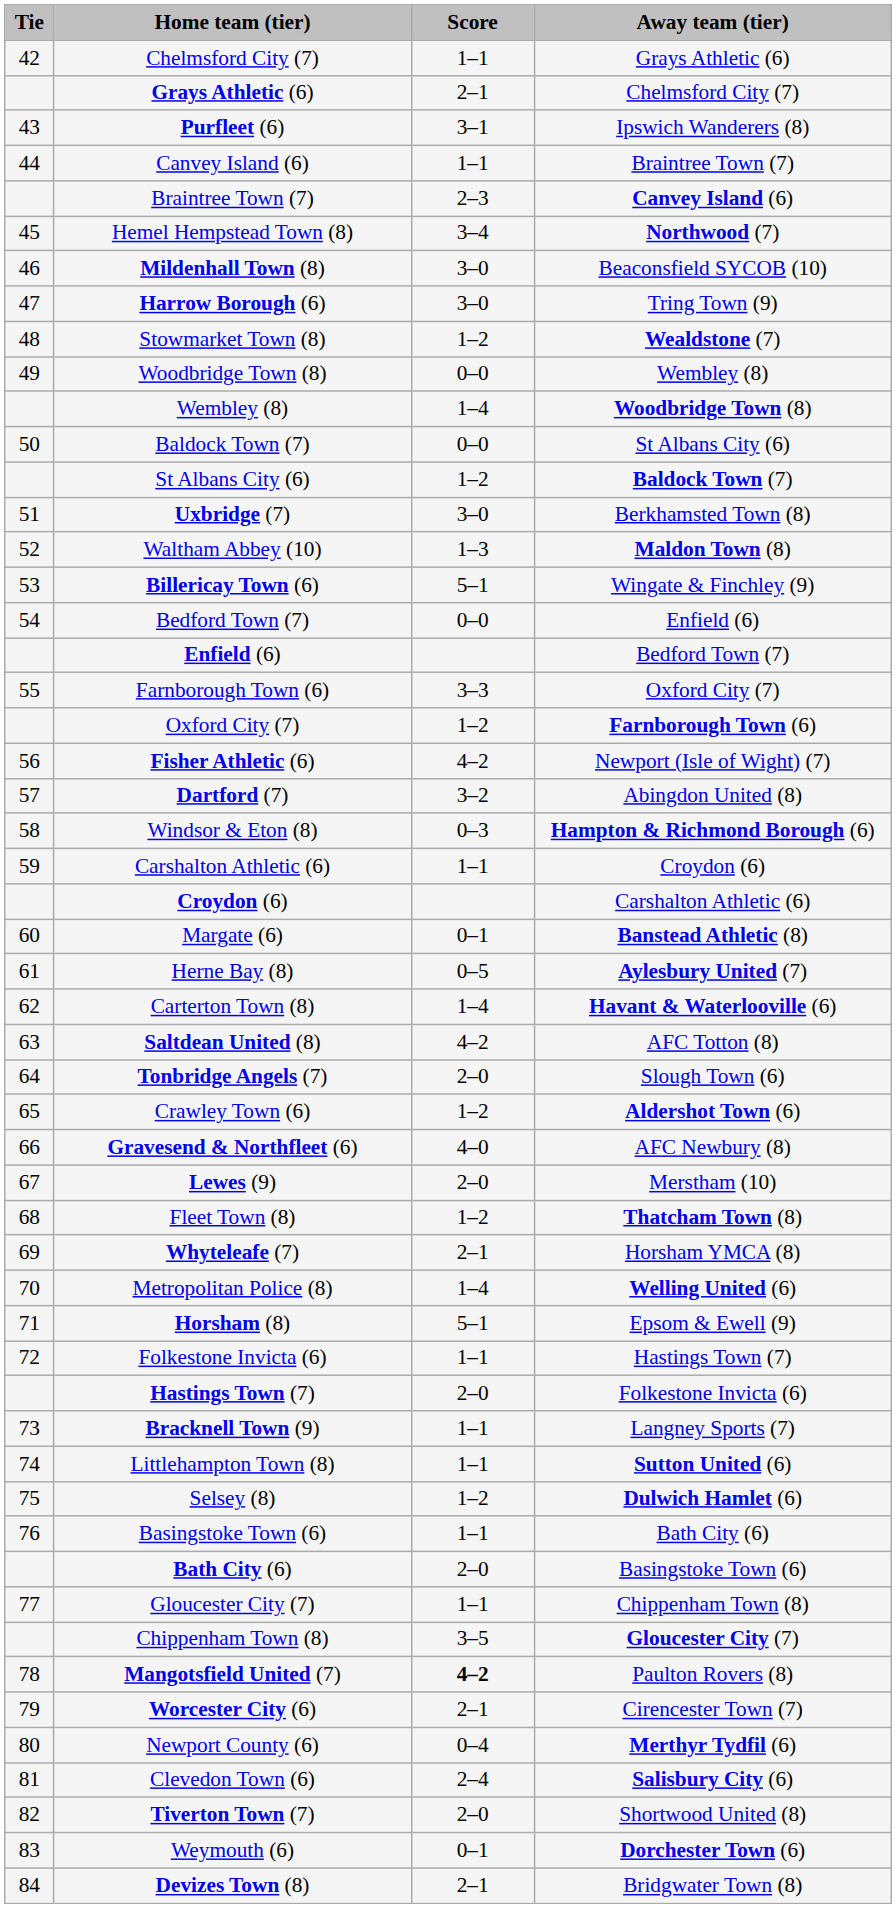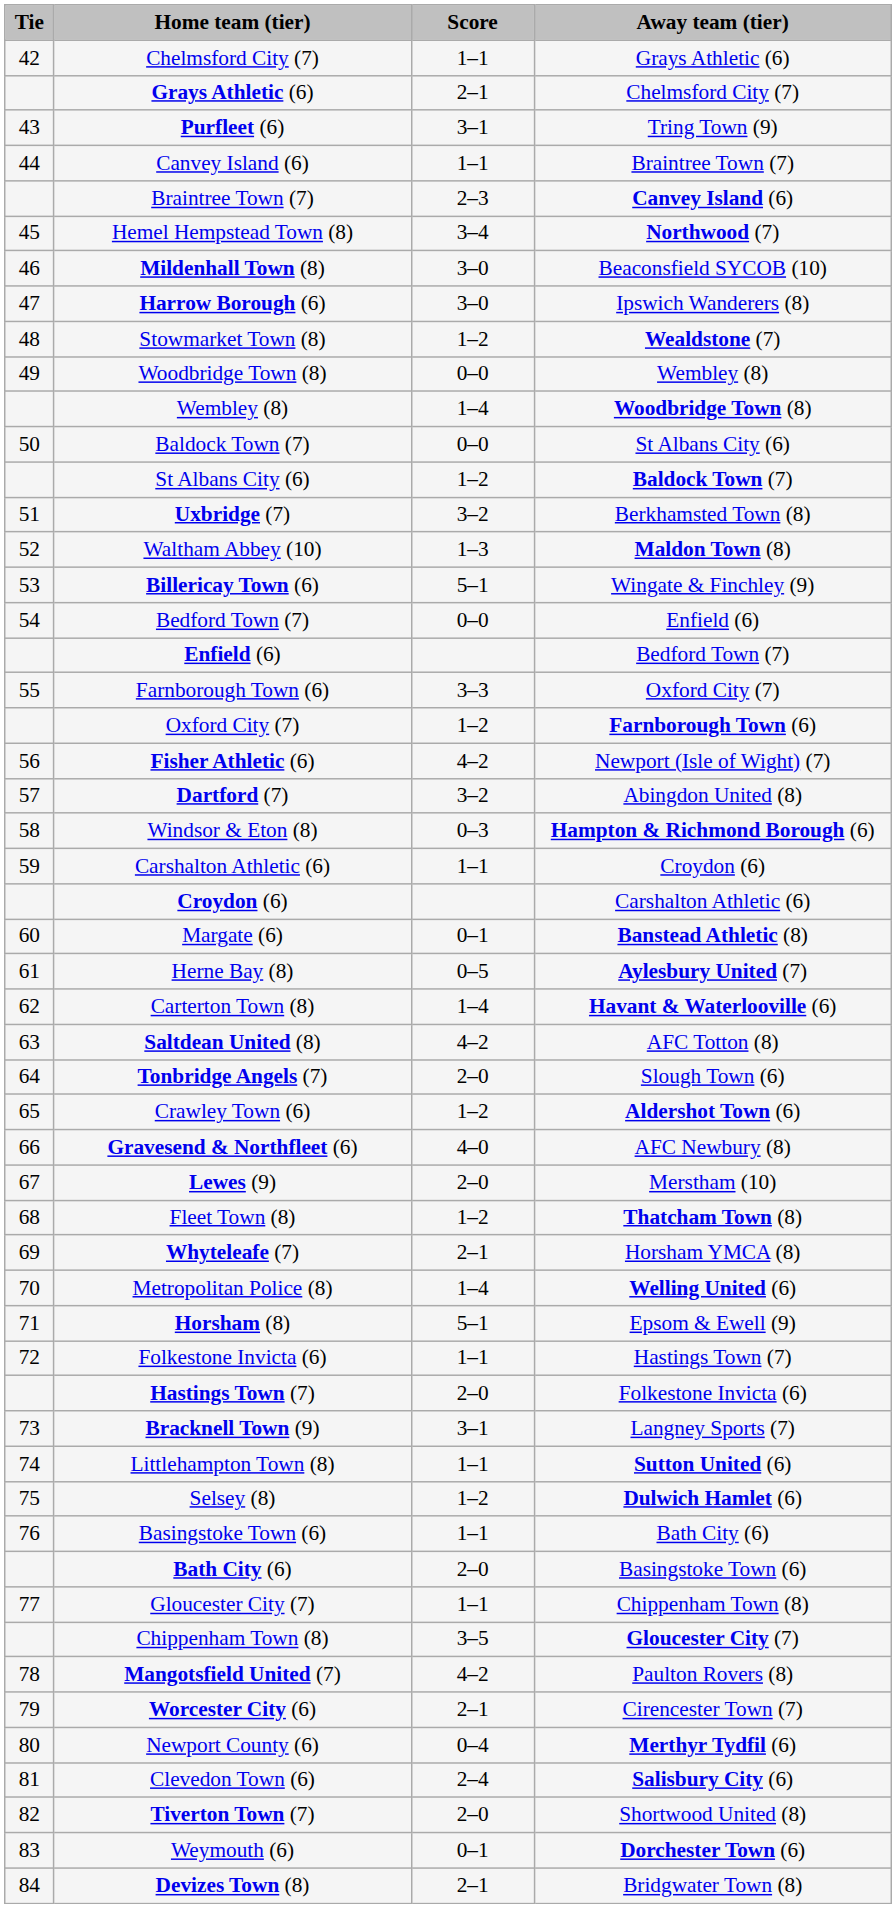(713, 127) Ipswich Wanderers (8) -> (713, 127) Tring Town (9)
(713, 303) Tring Town (9) -> (713, 303) Ipswich Wanderers (8)
(473, 514) 3–0 -> (473, 514) 3–2
(473, 1428) 1–1 -> (473, 1428) 3–1
(473, 1674) bold -> (473, 1674) normal
